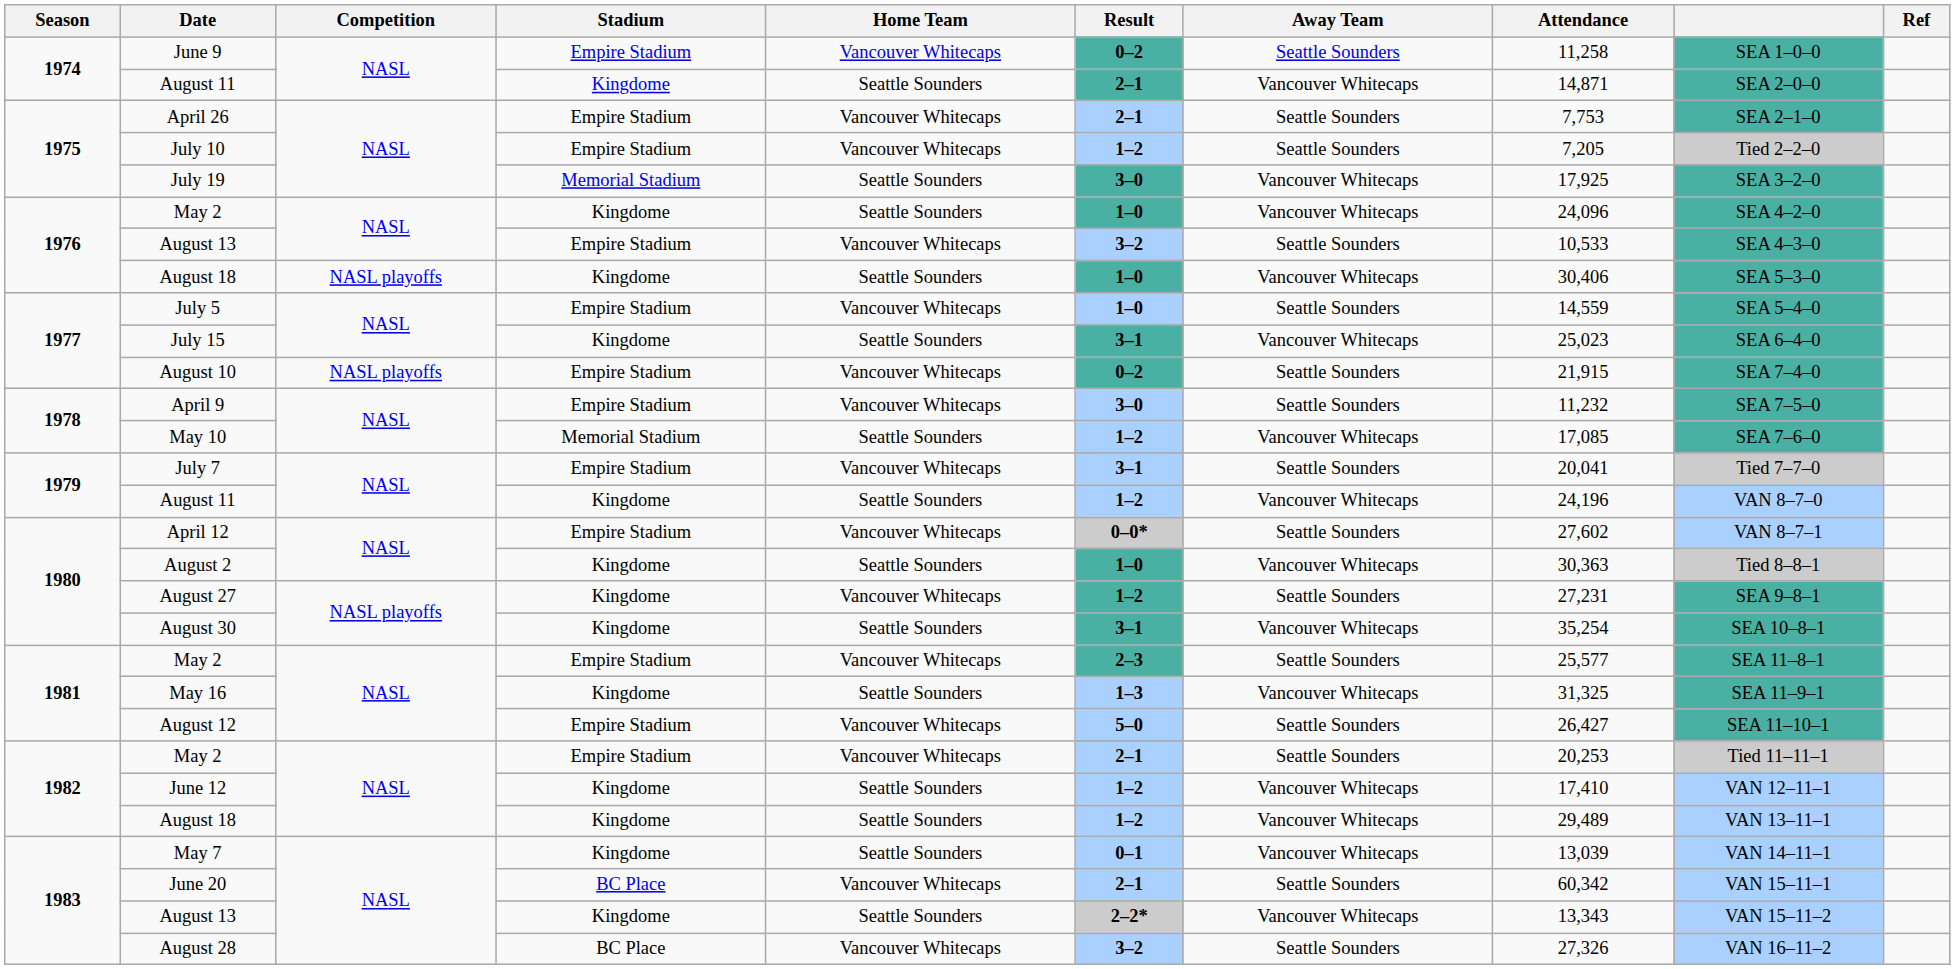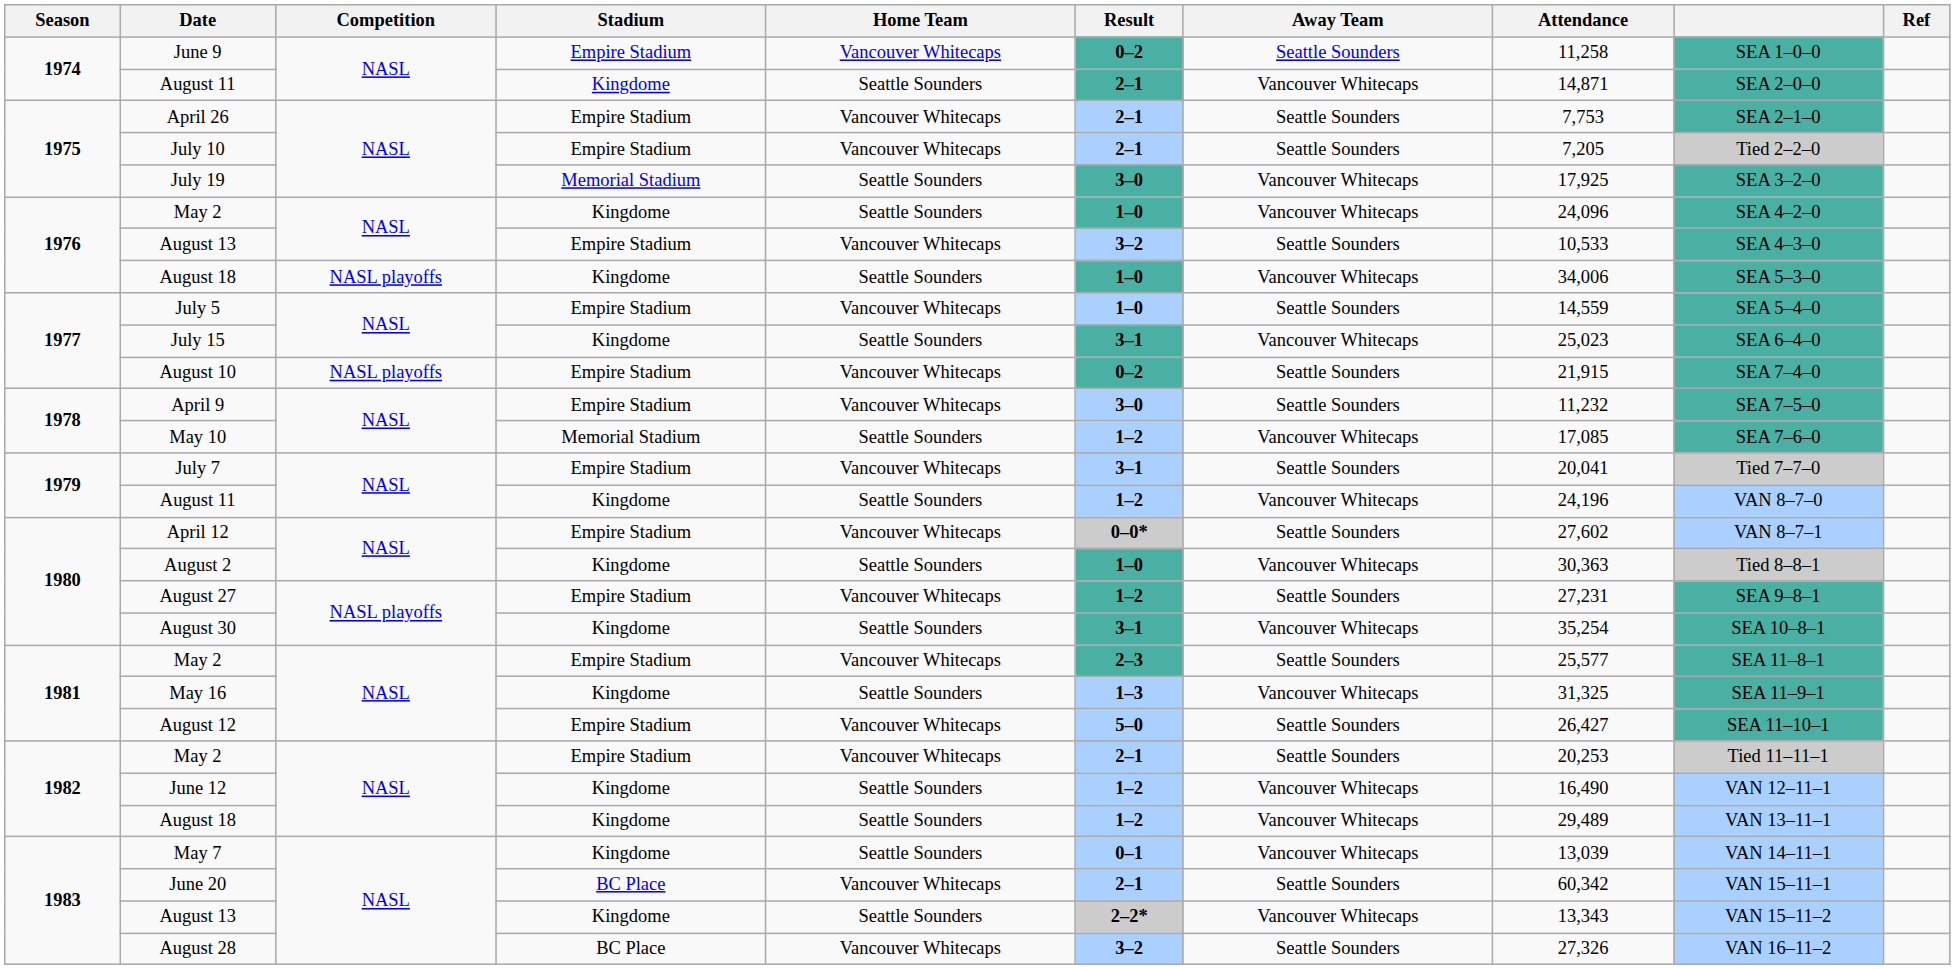(1129, 148) 1–2 -> (1129, 148) 2–1
(1583, 276) 30,406 -> (1583, 276) 34,006
(631, 596) Kingdome -> (631, 596) Empire Stadium
(1583, 788) 17,410 -> (1583, 788) 16,490
